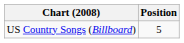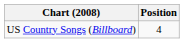(159, 29) 5 -> (159, 29) 4
